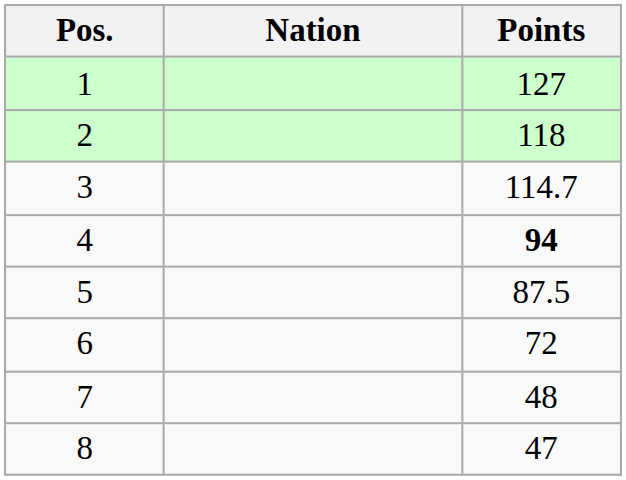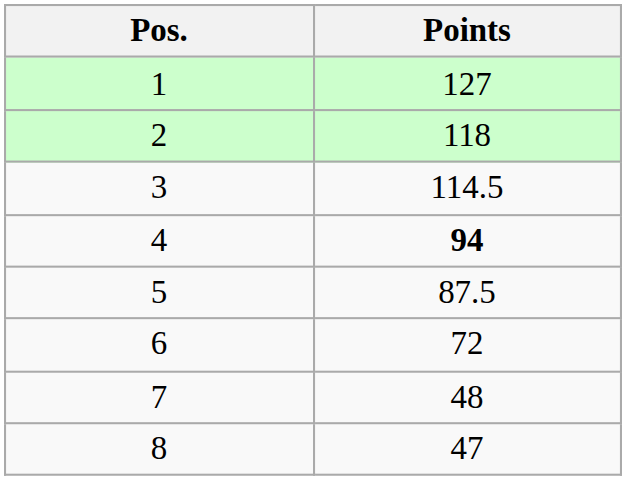- column: (313, 30)
(541, 187) 114.7 -> (467, 187) 114.5
